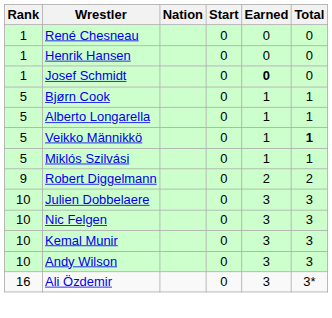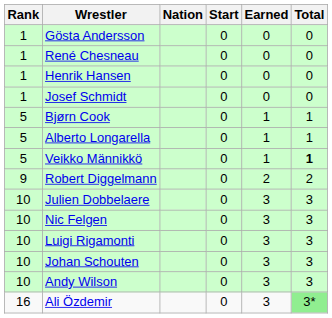+ row: (95, 35)
(266, 76) bold -> (266, 96) normal
- row: (87, 158)
- row: (81, 240)
+ row: (90, 240)
+ row: (92, 261)
(309, 281) no background -> (309, 302) lightgreen background
